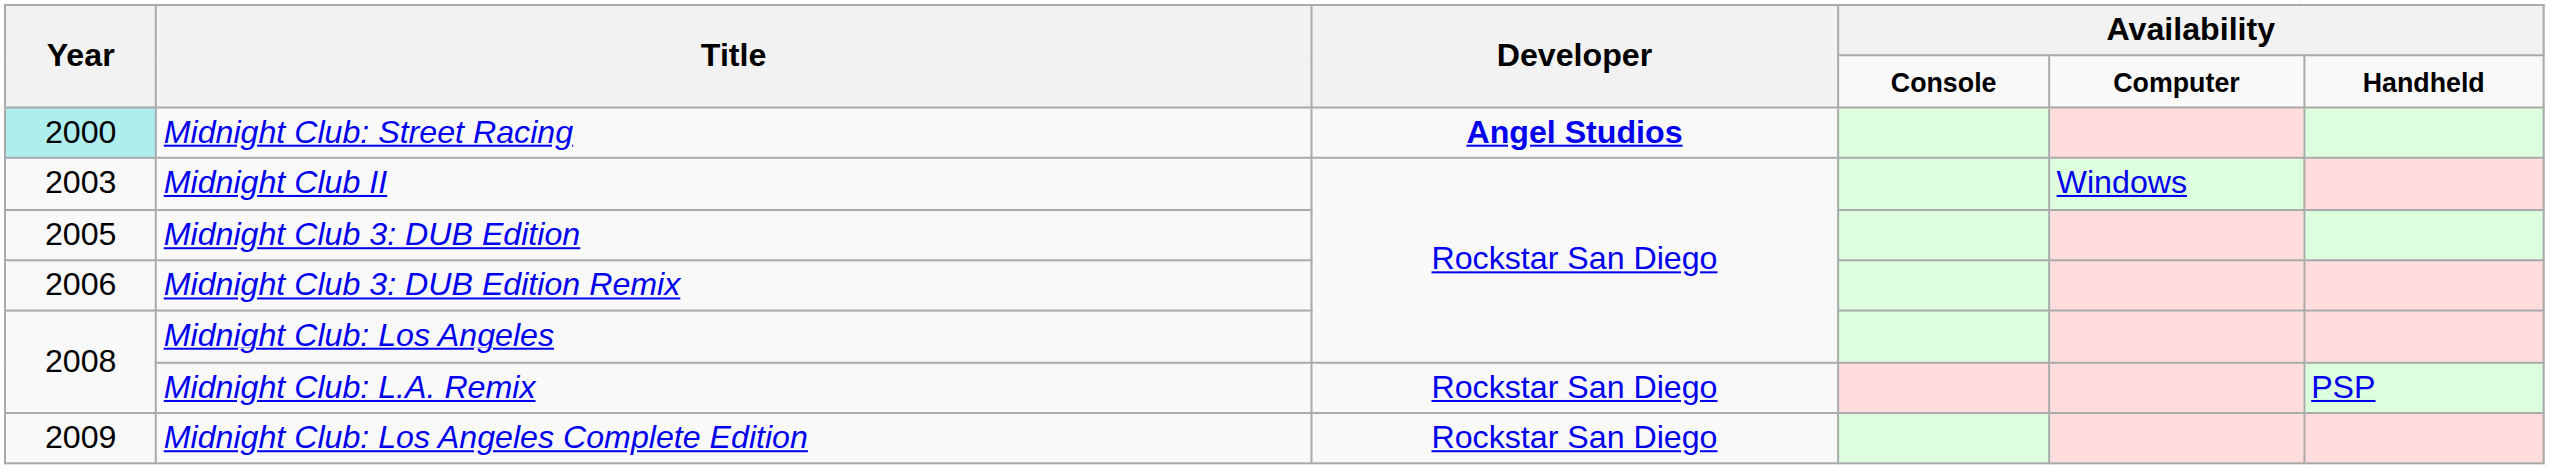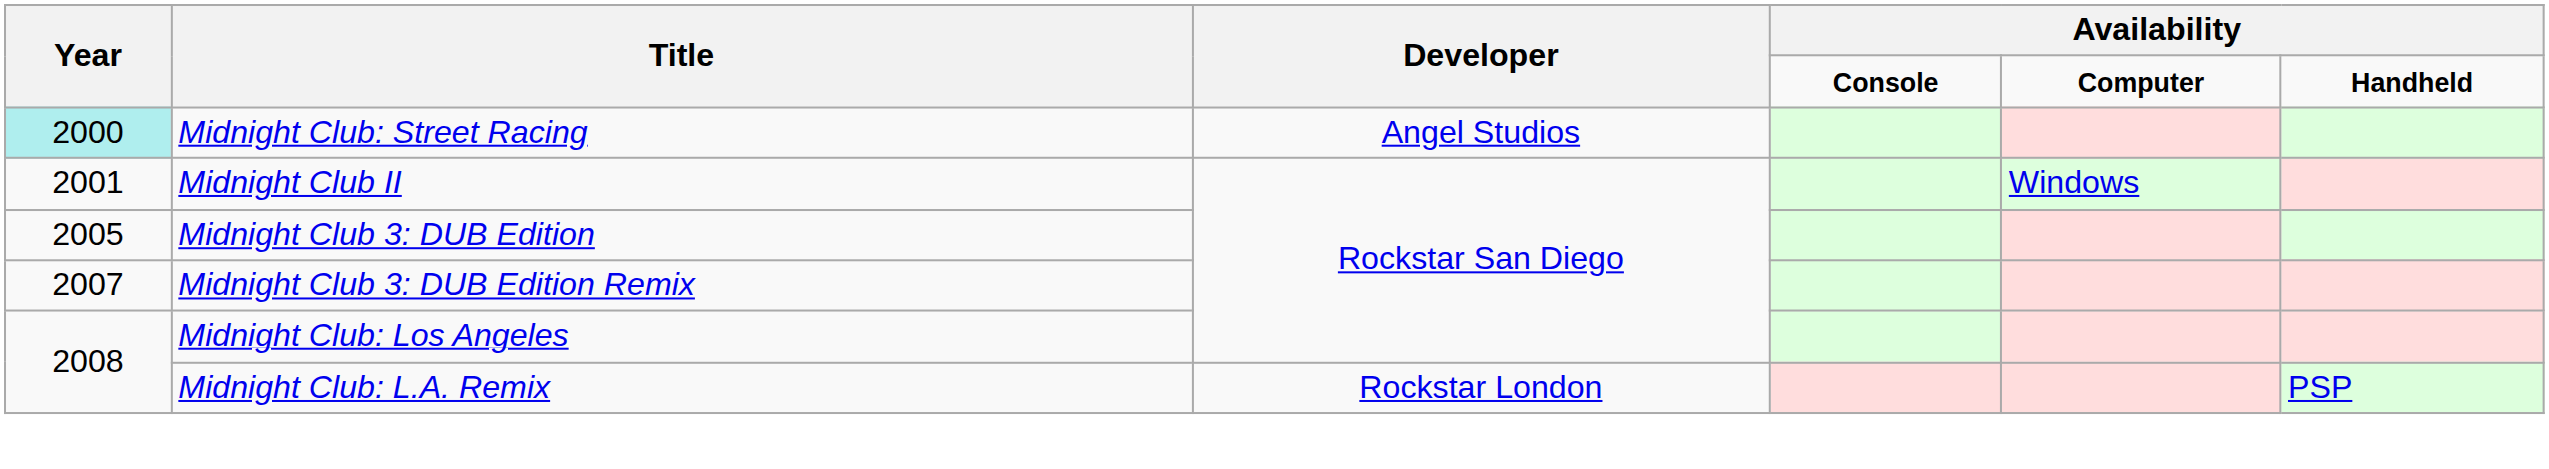(1575, 132) bold -> (1481, 132) normal
(81, 183) 2003 -> (88, 183) 2001
(81, 285) 2006 -> (88, 285) 2007
(1575, 387) Rockstar San Diego -> (1481, 387) Rockstar London
- row: (486, 438)
